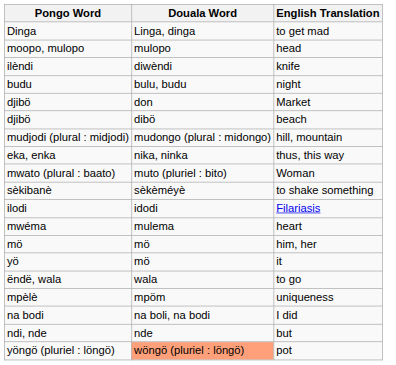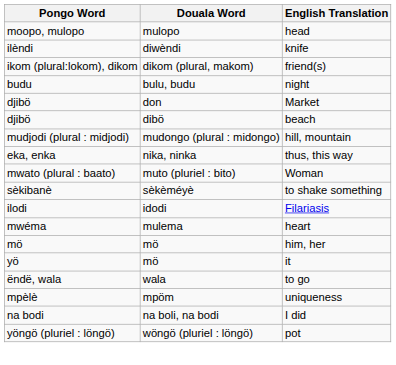- row: (303, 31)
+ row: (305, 66)
- row: (284, 333)
(189, 350) lightsalmon background -> (198, 333) no background
